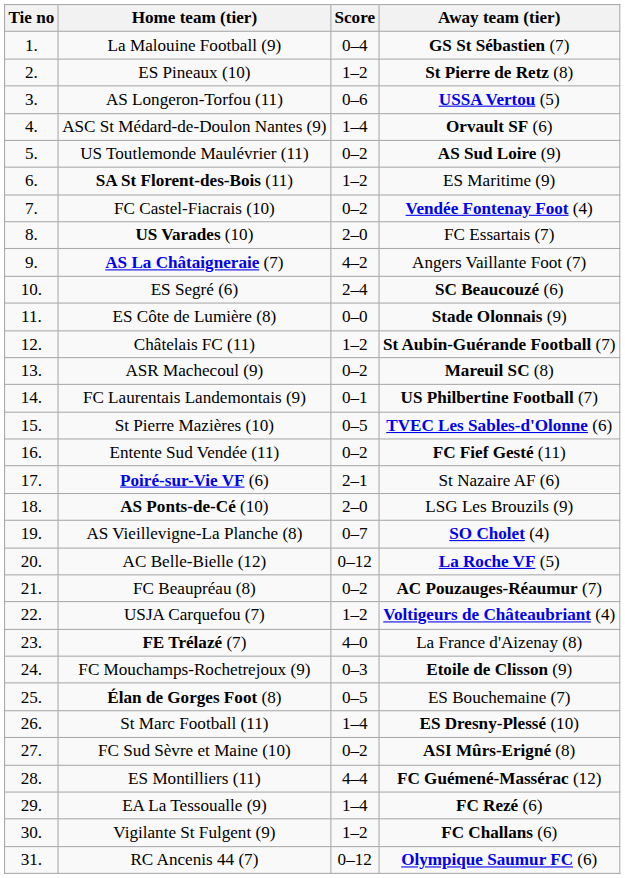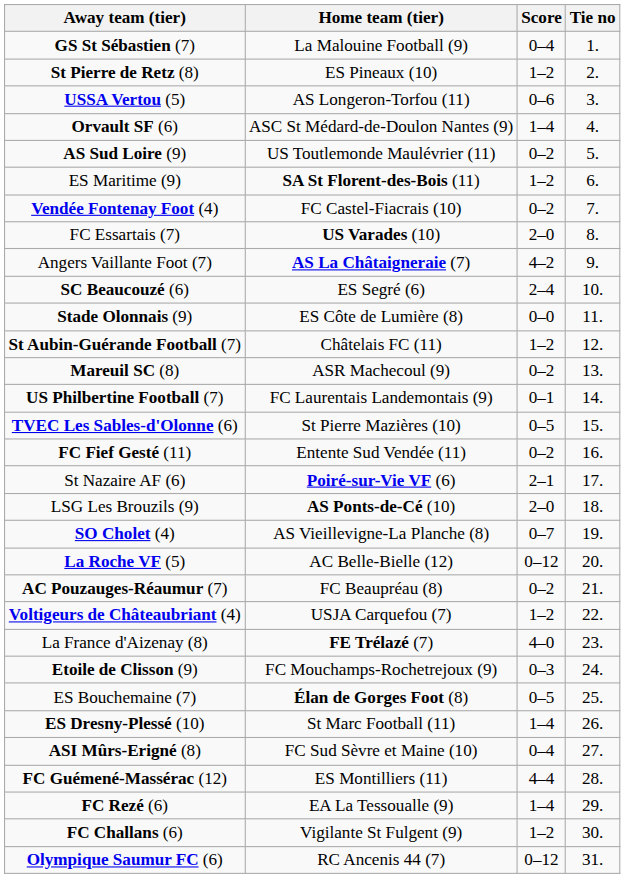columns swapped: (31, 18) <-> (499, 18)
(355, 751) 0–2 -> (541, 751) 0–4
